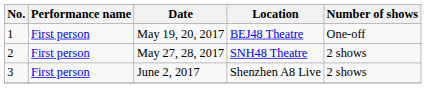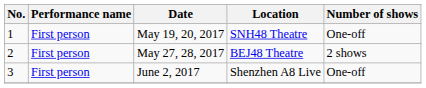(267, 33) BEJ48 Theatre -> (269, 33) SNH48 Theatre
(269, 53) SNH48 Theatre -> (267, 53) BEJ48 Theatre
(347, 72) 2 shows -> (346, 72) One-off
